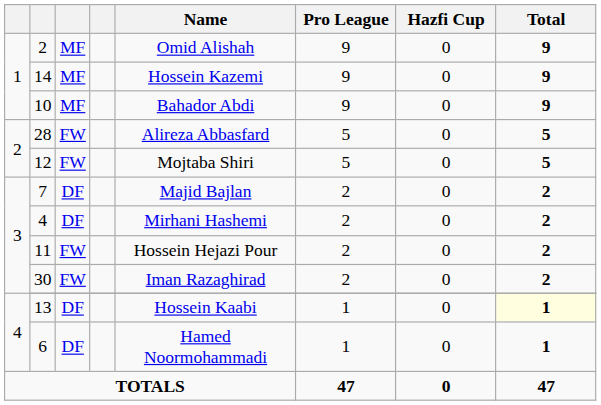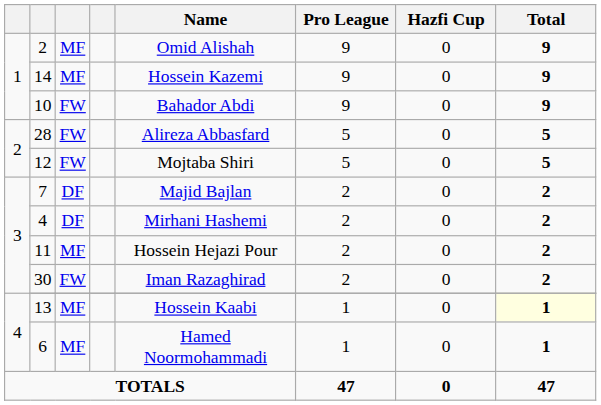(73, 105) MF -> (73, 105) FW
(73, 249) FW -> (73, 249) MF
(73, 307) DF -> (73, 307) MF
(73, 346) DF -> (73, 346) MF
